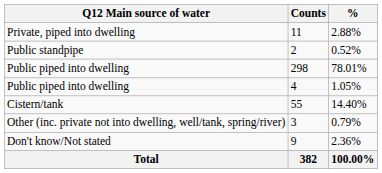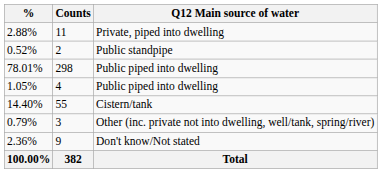columns swapped: (146, 13) <-> (353, 13)
